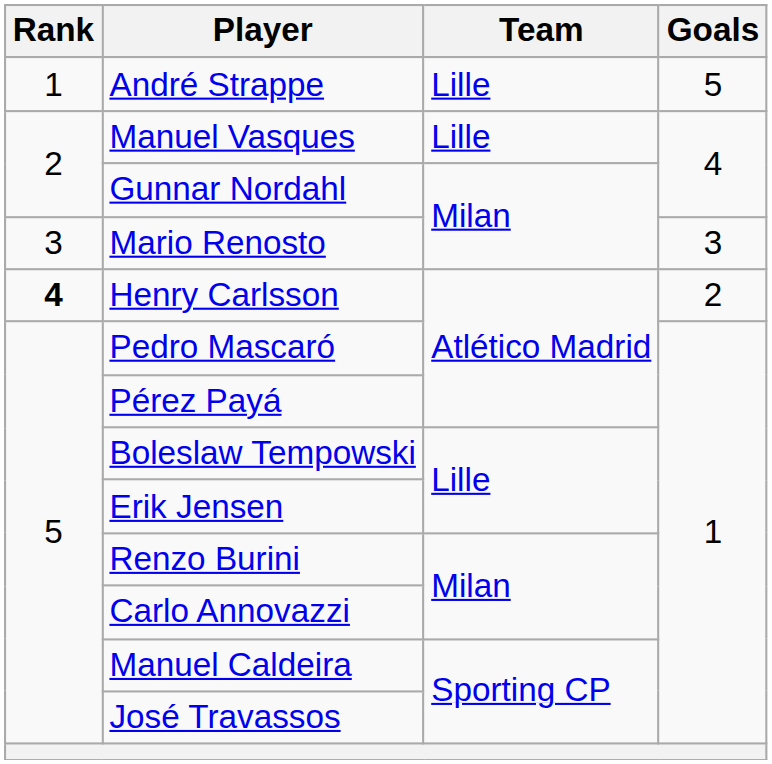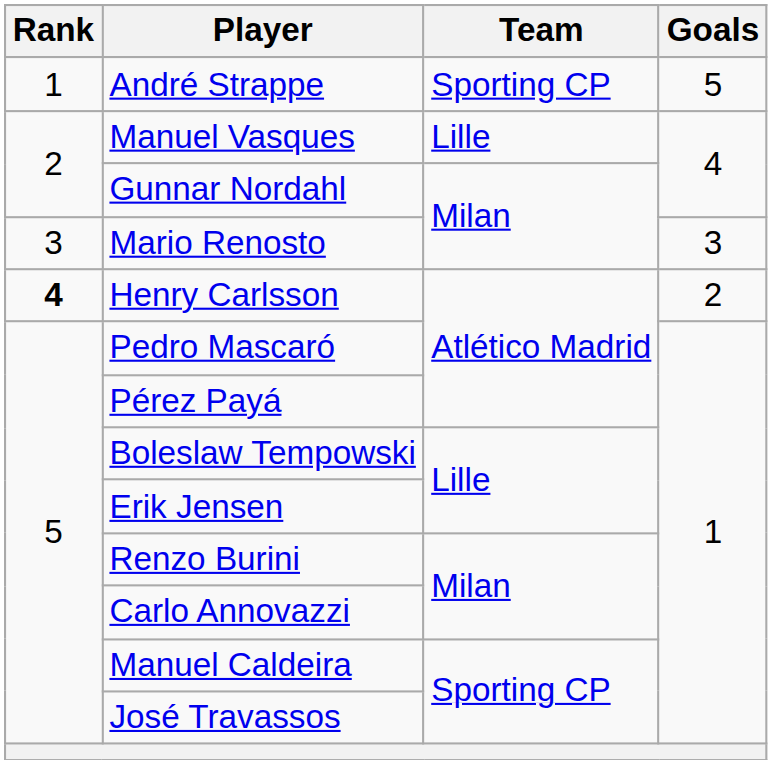(461, 83) Lille -> (521, 83) Sporting CP
